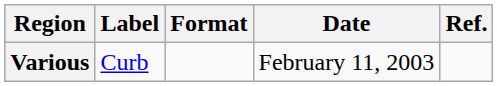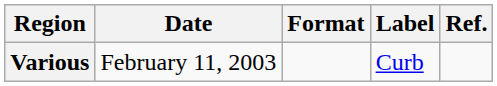columns swapped: (346, 23) <-> (130, 23)
